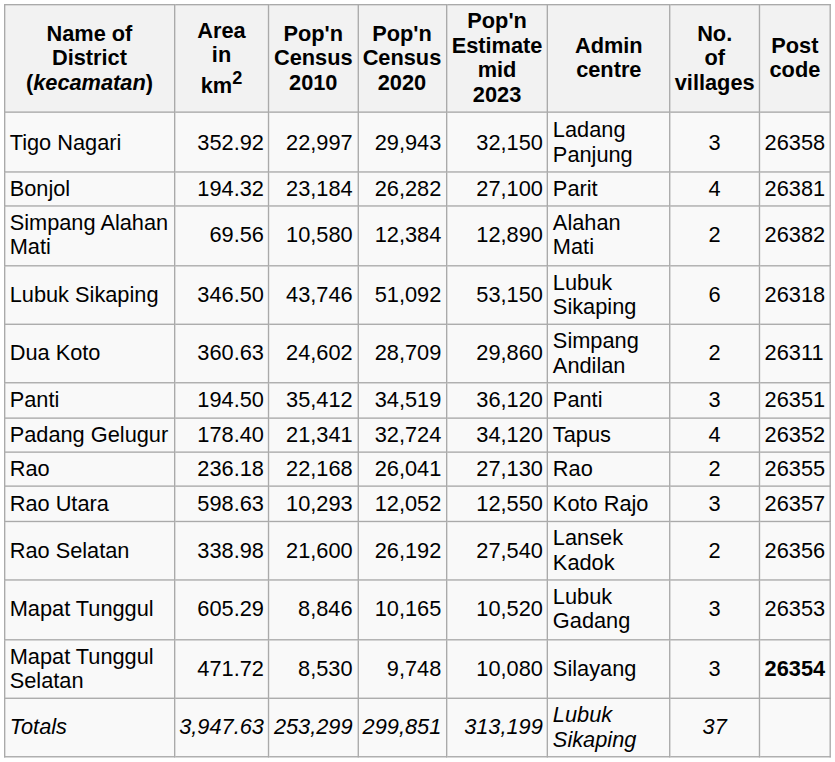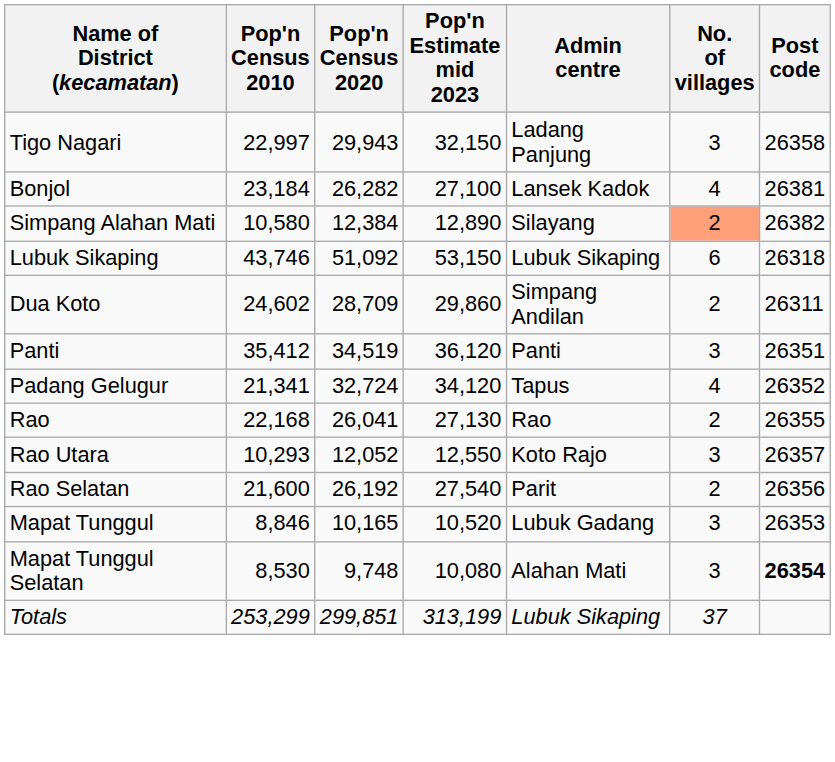- column: (222, 58)
(575, 188) Parit -> (580, 188) Lansek Kadok
(587, 235) Alahan Mati -> (553, 223) Silayang
(715, 235) no background -> (715, 223) lightsalmon background
(588, 550) Lansek Kadok -> (534, 489) Parit
(595, 668) Silayang -> (569, 570) Alahan Mati
